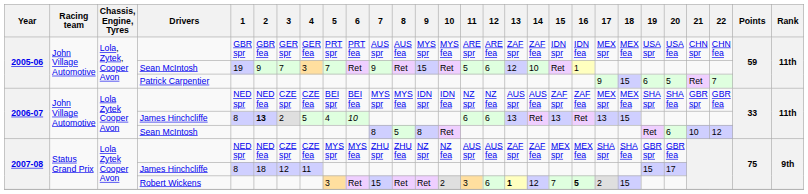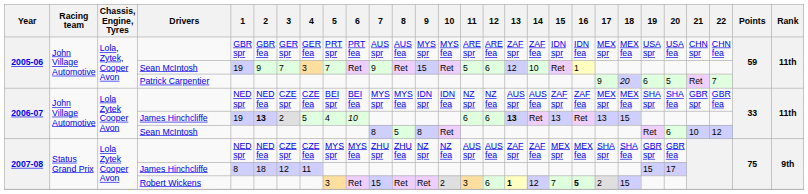(625, 81) 15 -> (625, 81) 20
(236, 118) 8 -> (238, 118) 19
(512, 118) normal -> (512, 118) bold
